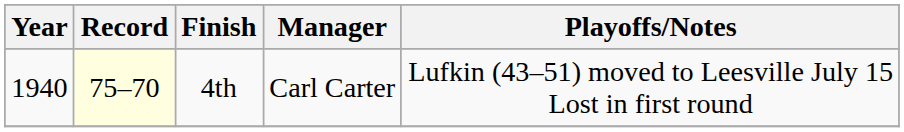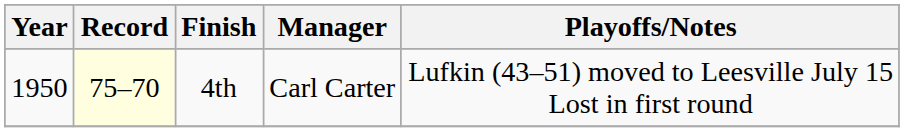(40, 87) 1940 -> (40, 87) 1950
